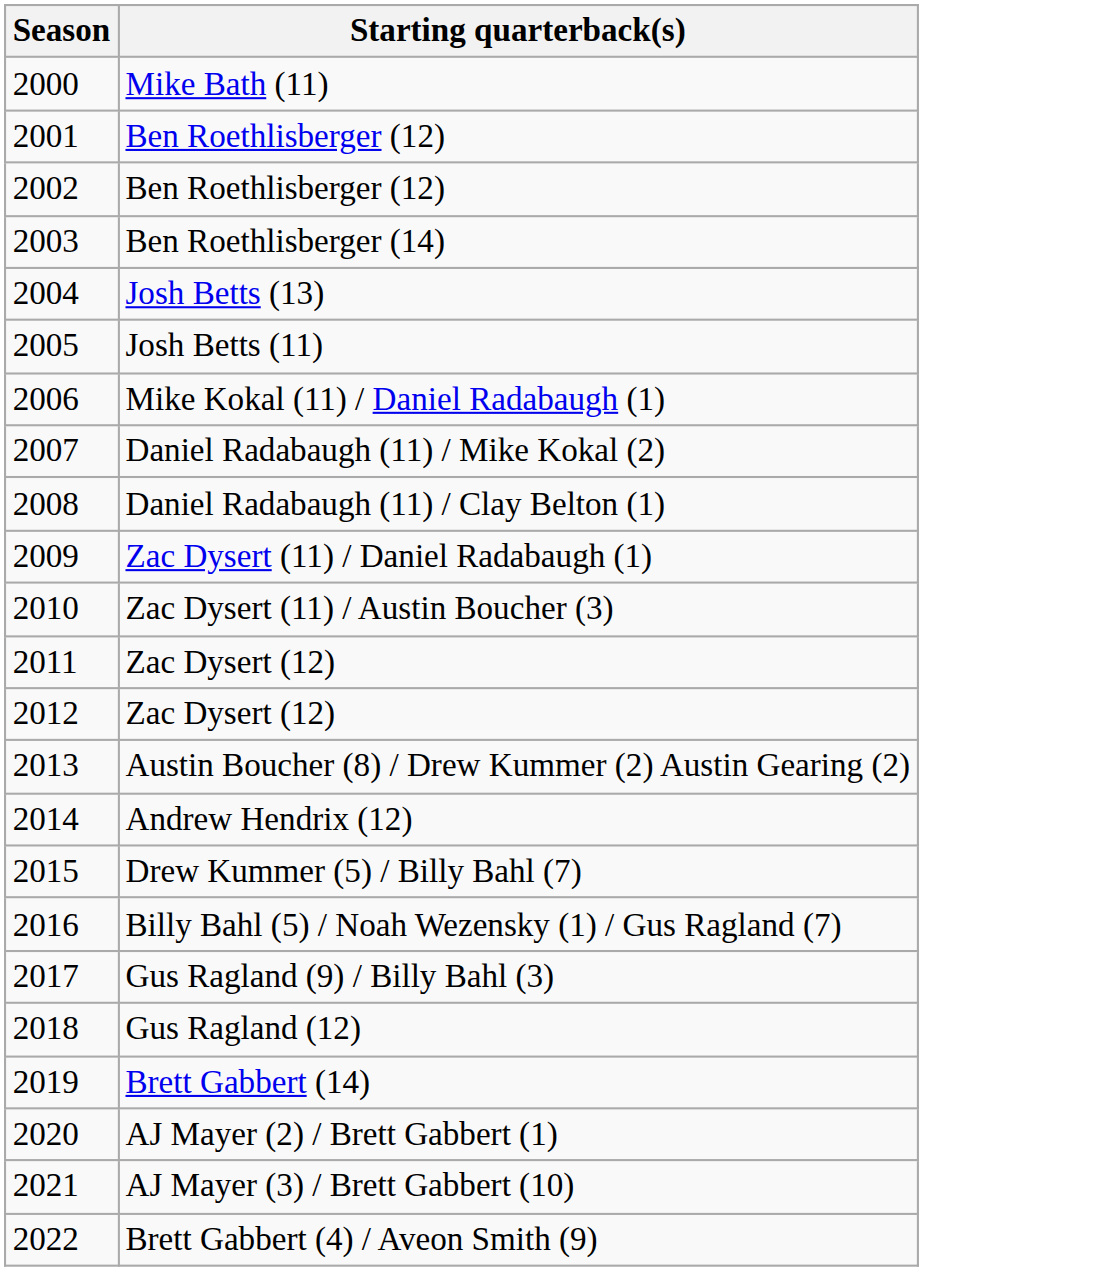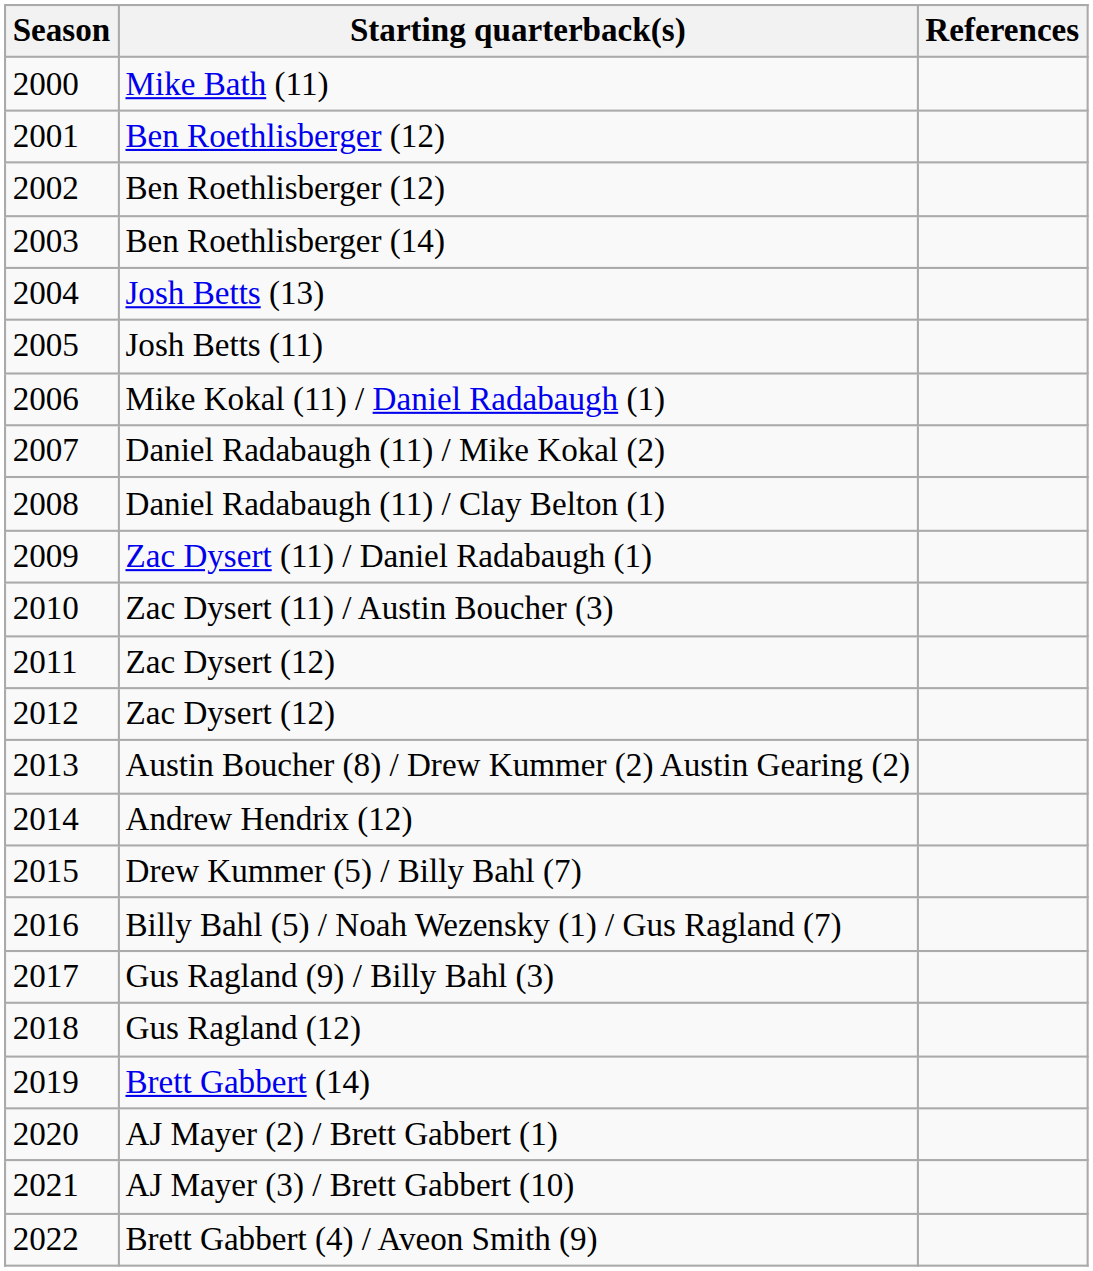+ column: (1002, 30)
